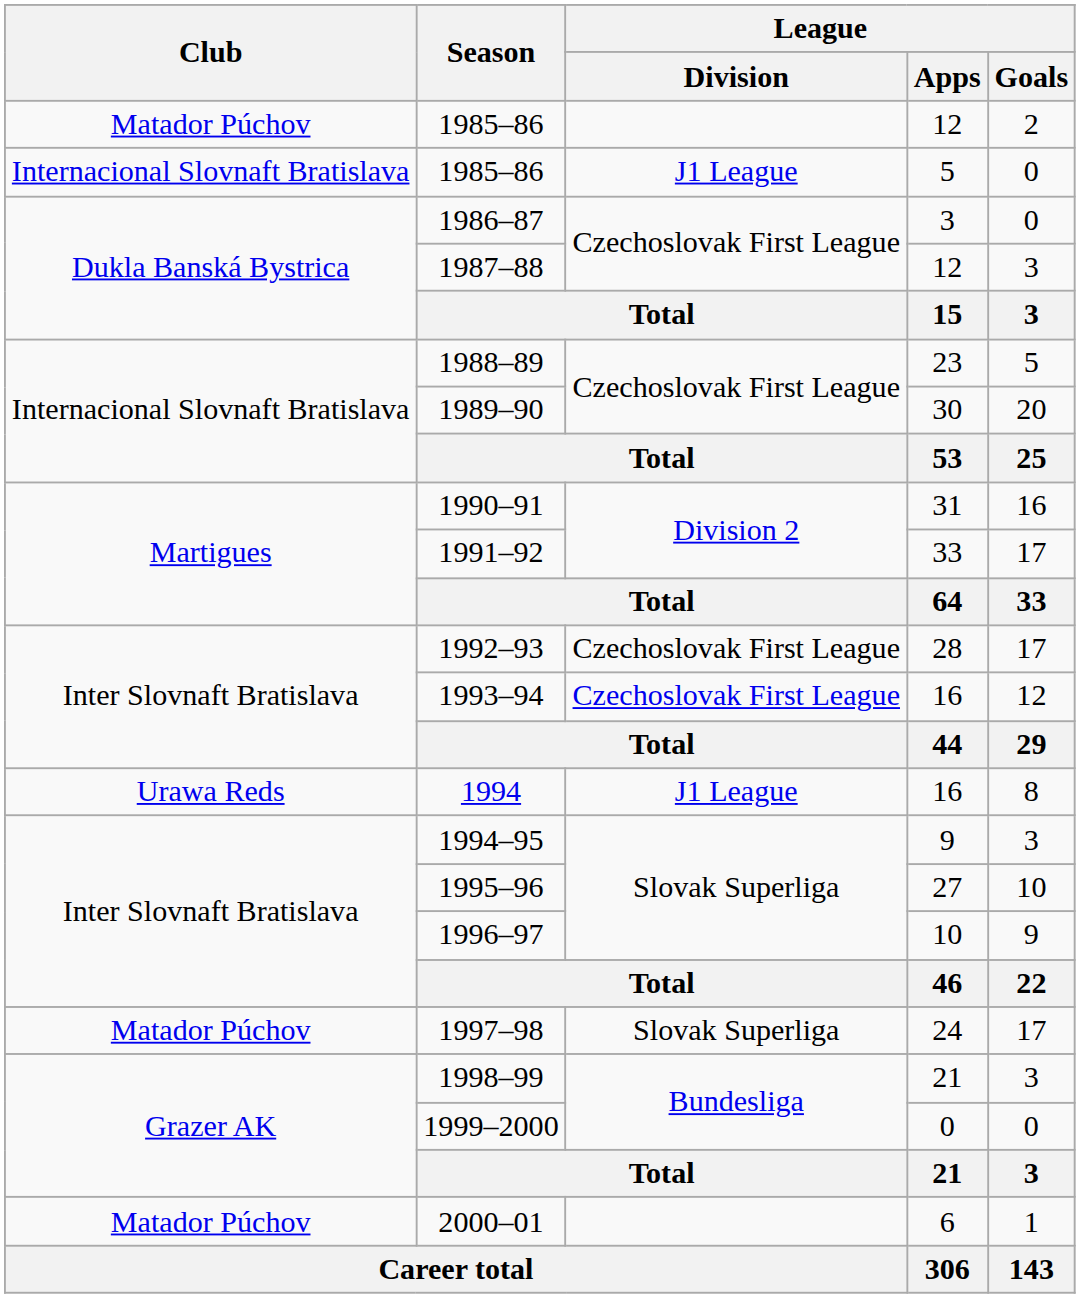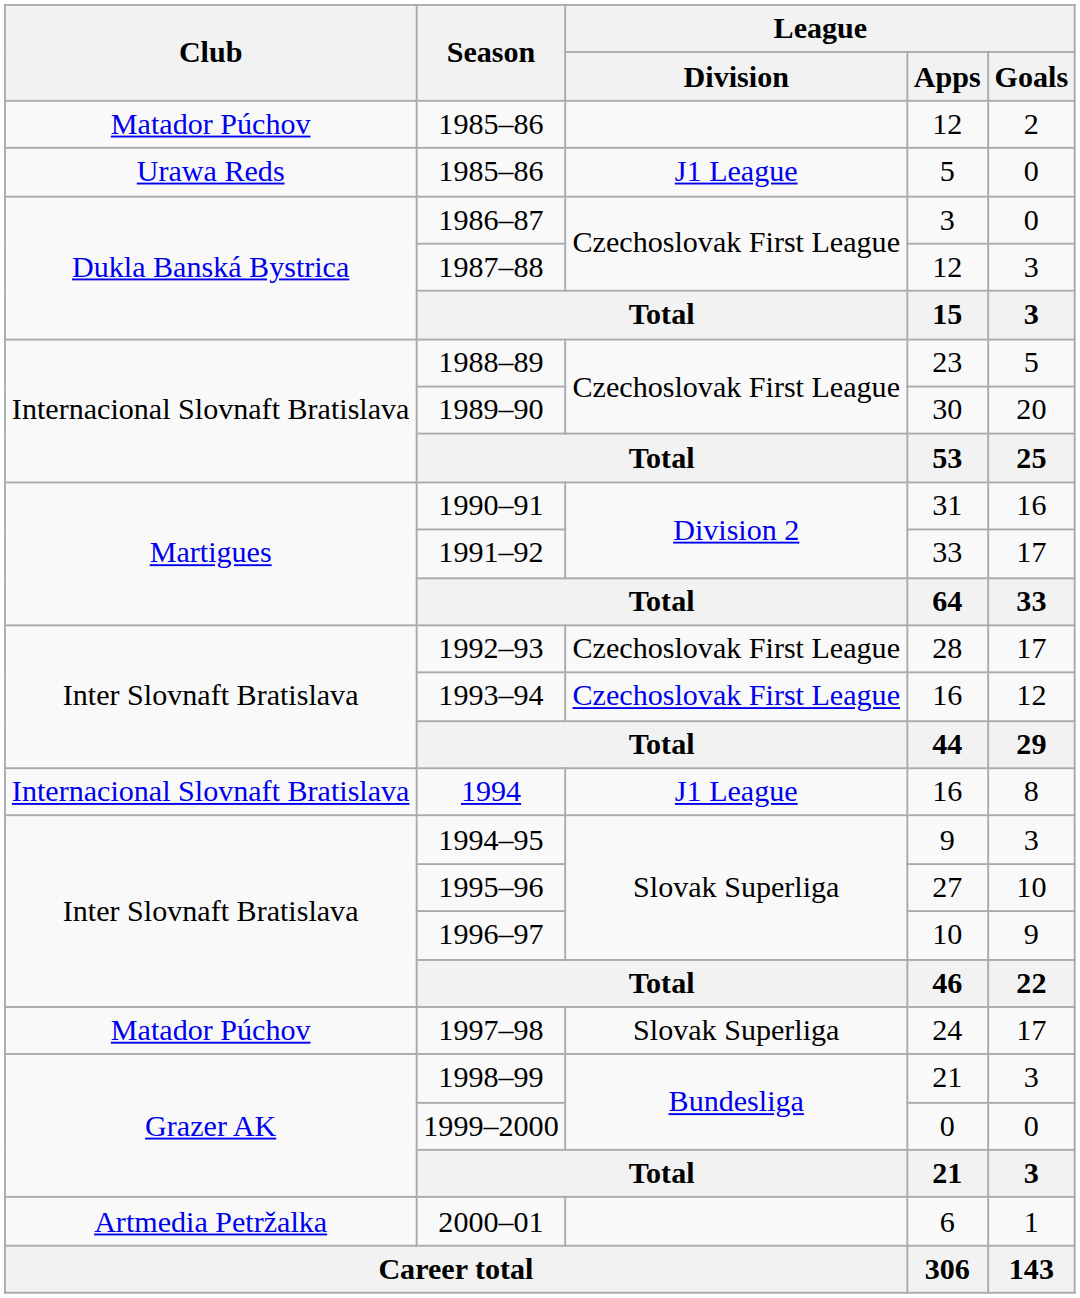(211, 171) Internacional Slovnaft Bratislava -> (211, 171) Urawa Reds
(211, 791) Urawa Reds -> (211, 791) Internacional Slovnaft Bratislava
(211, 1220) Matador Púchov -> (211, 1220) Artmedia Petržalka
